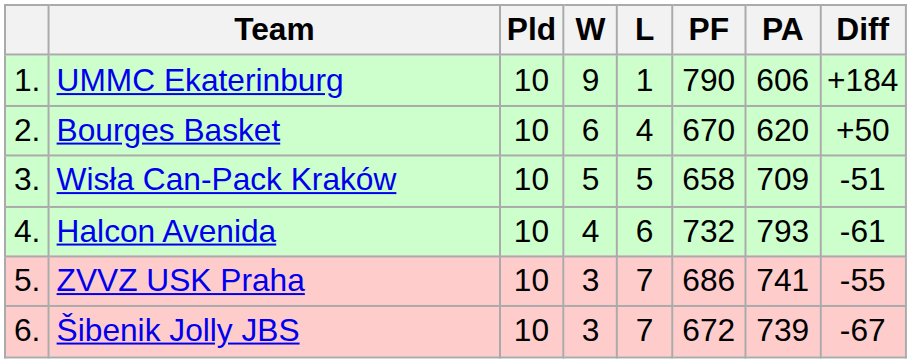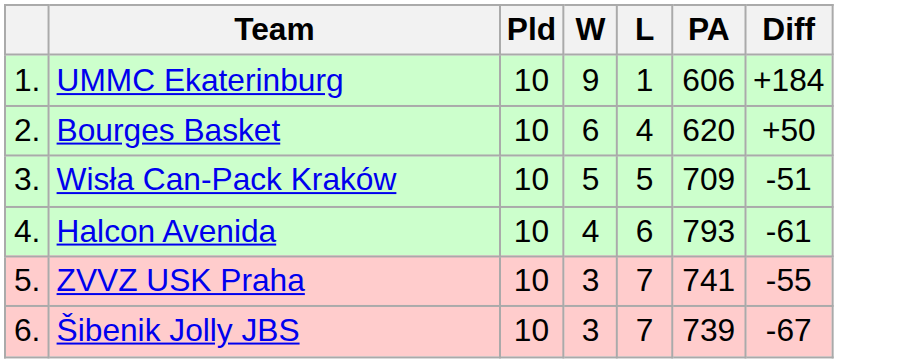- column: (709, 29)
